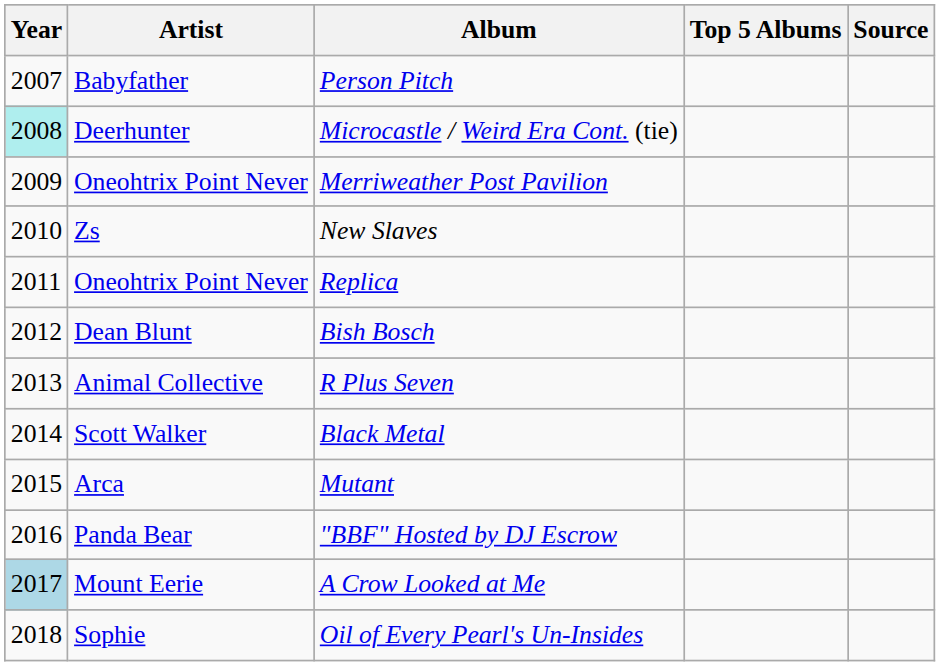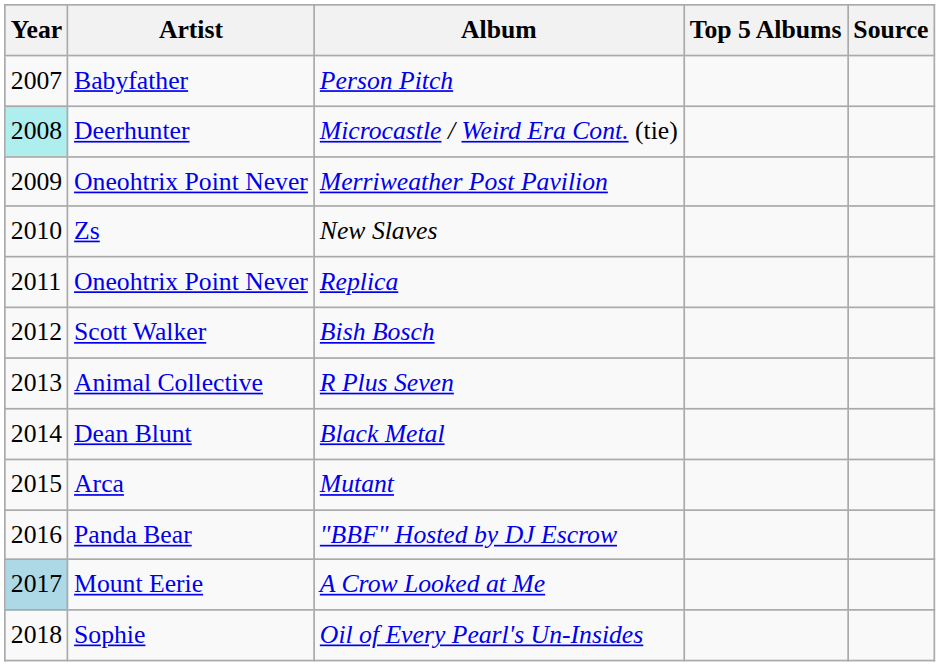(133, 332) Dean Blunt -> (140, 332) Scott Walker
(140, 432) Scott Walker -> (133, 432) Dean Blunt
